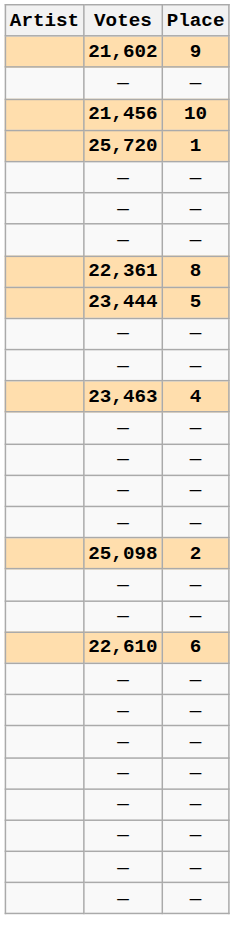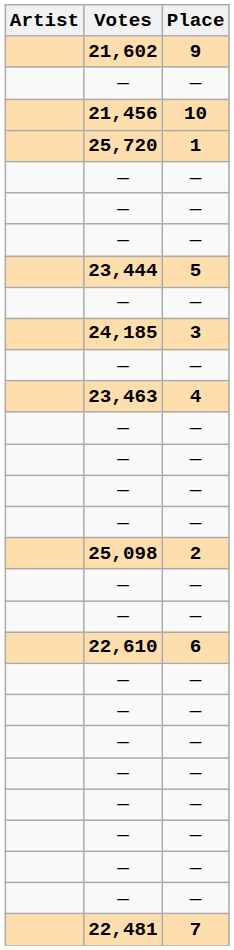- row: (123, 271)
+ row: (123, 334)
+ row: (123, 930)
